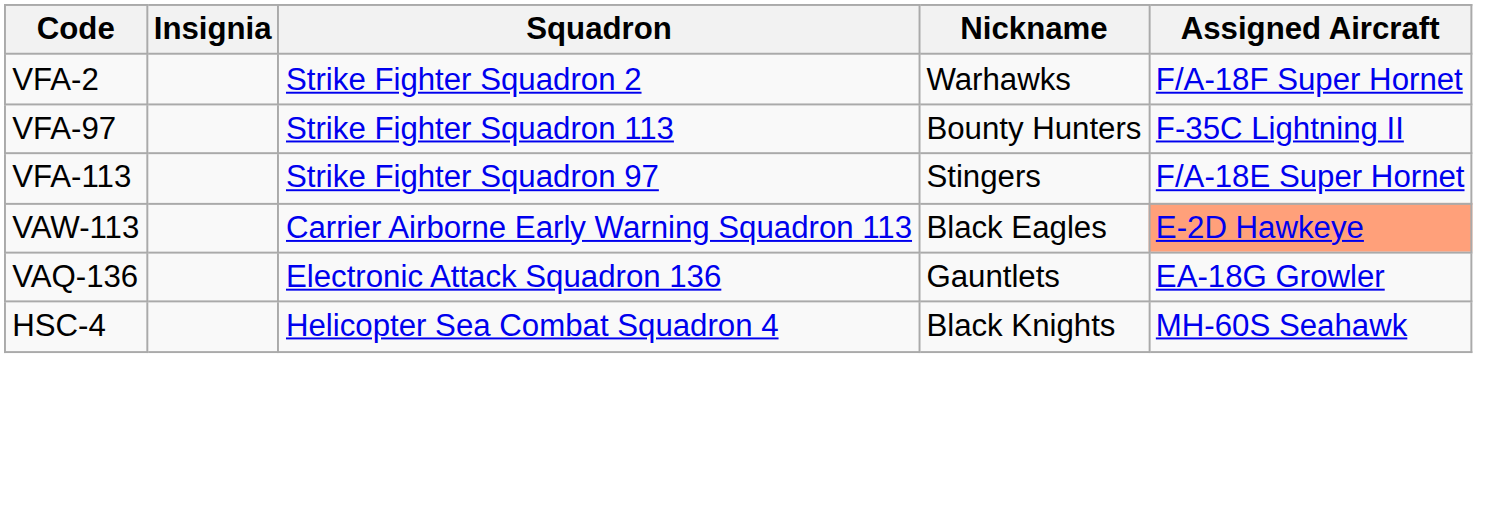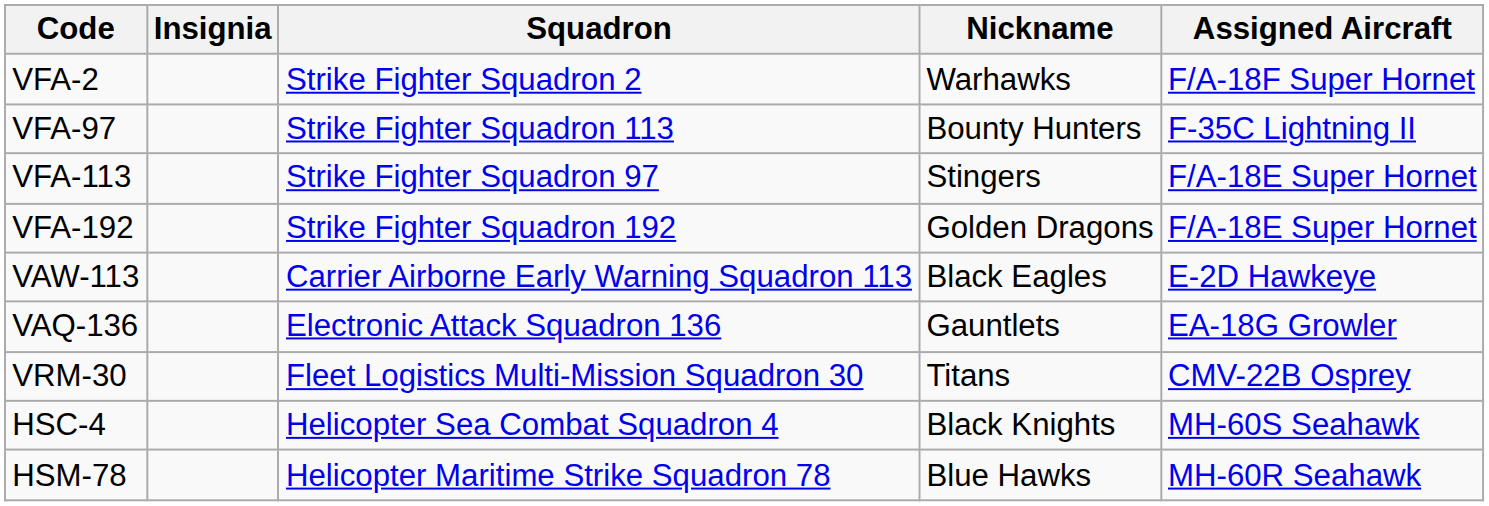+ row: (73, 227)
(1260, 227) lightsalmon background -> (1272, 276) no background
+ row: (69, 375)
+ row: (69, 474)
